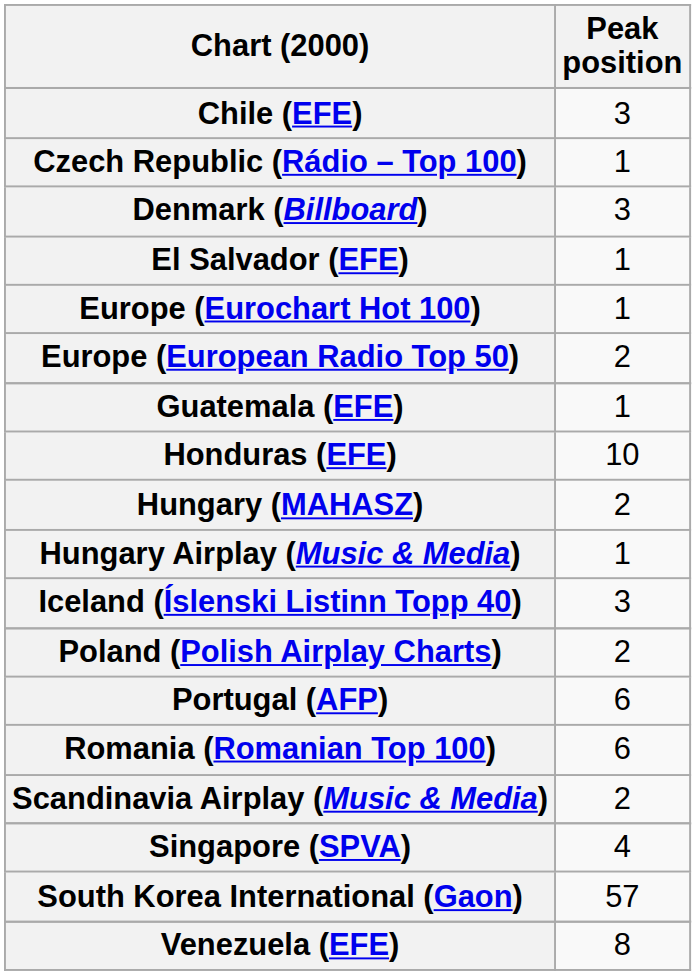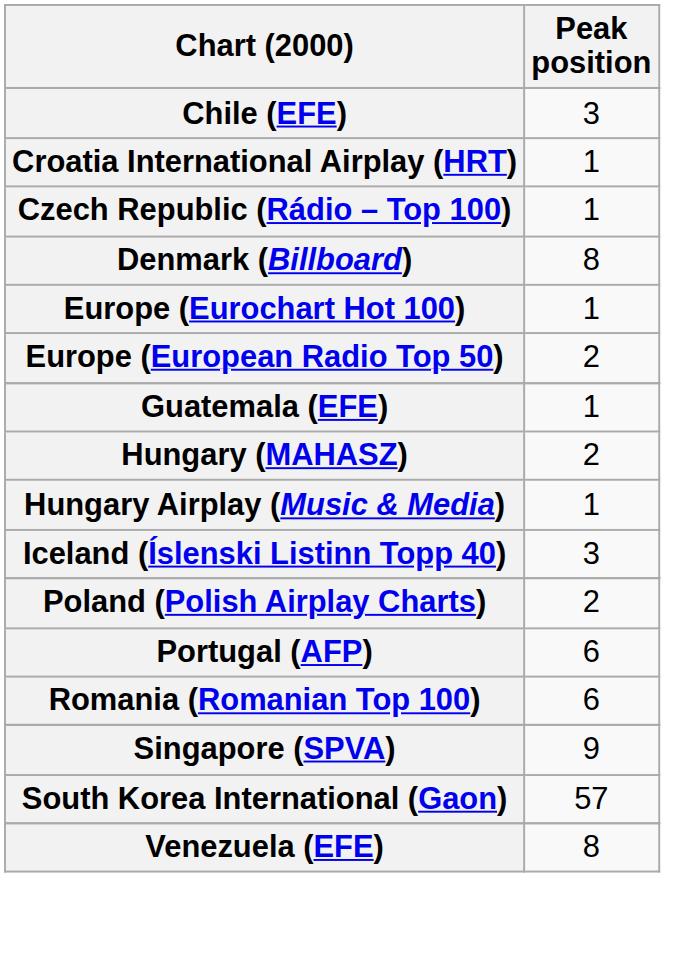+ row: (265, 161)
(622, 210) 3 -> (591, 259) 8
- row: (280, 259)
- row: (280, 455)
- row: (280, 798)
(622, 847) 4 -> (591, 749) 9
